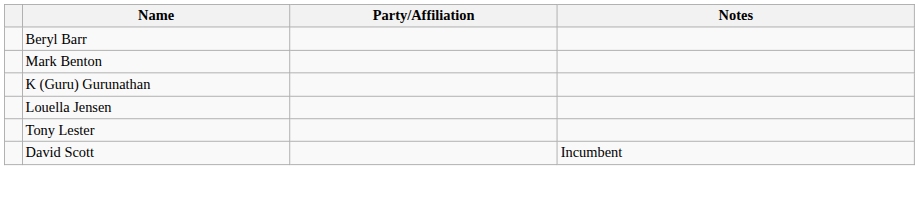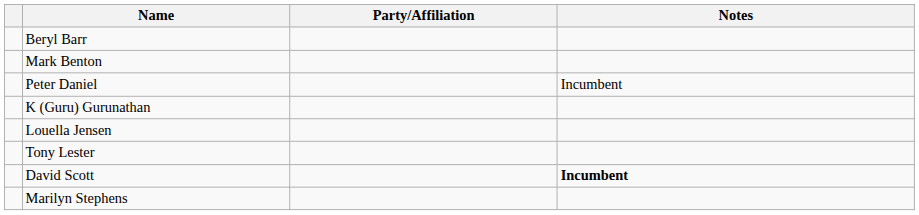+ row: (61, 84)
(592, 152) normal -> (594, 175) bold
+ row: (77, 198)
